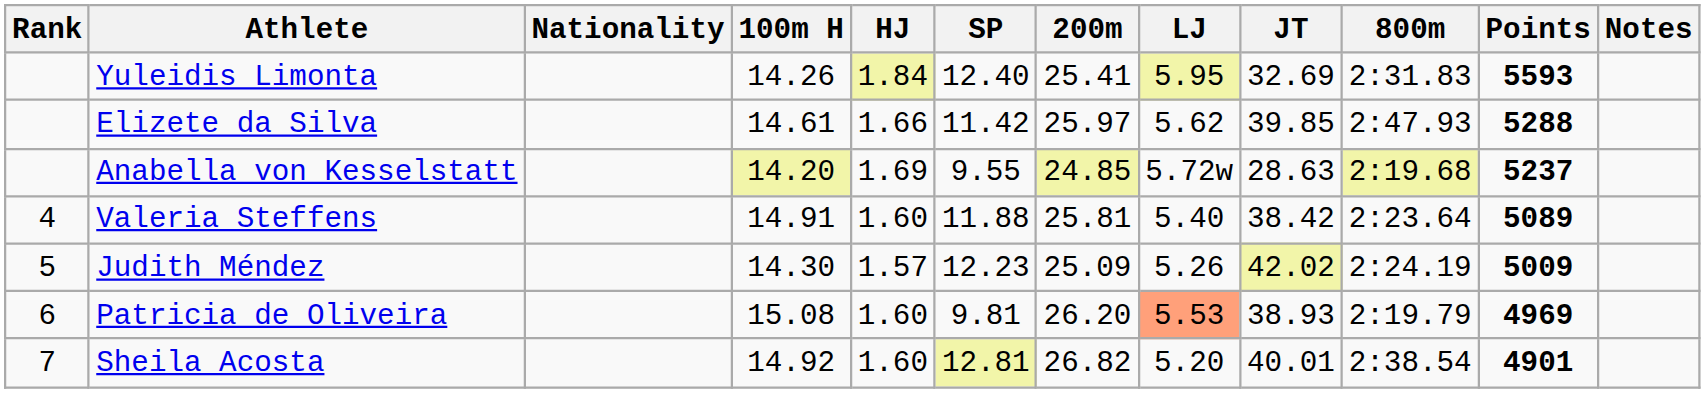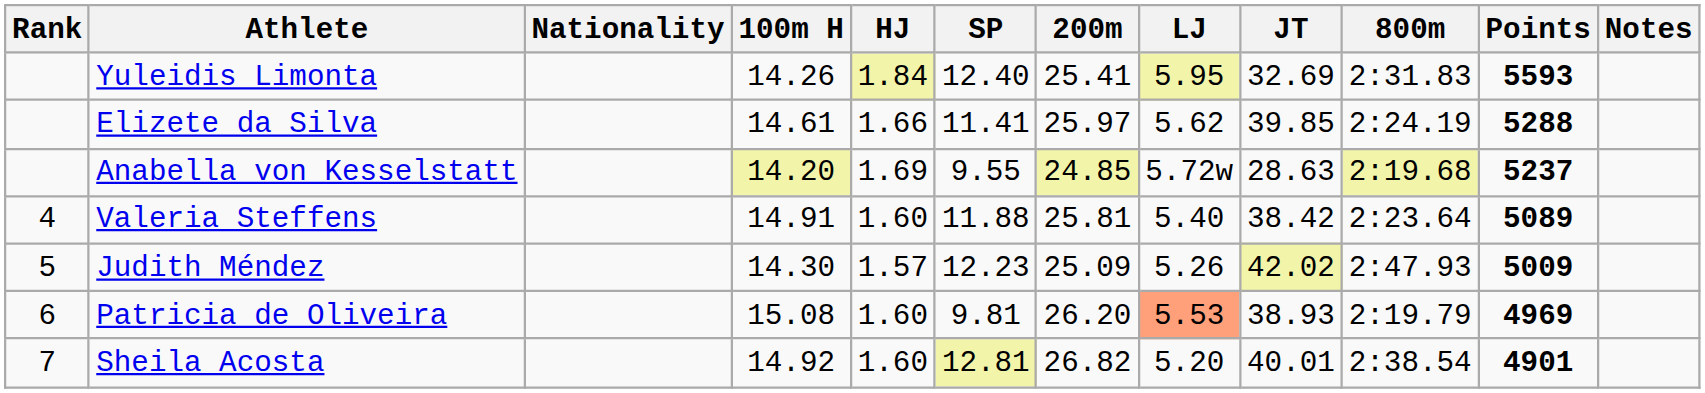(986, 124) 11.42 -> (986, 124) 11.41
(1410, 124) 2:47.93 -> (1410, 124) 2:24.19
(1410, 267) 2:24.19 -> (1410, 267) 2:47.93
